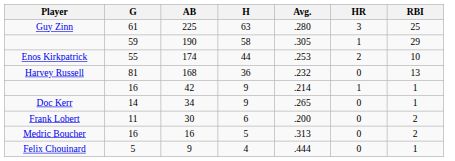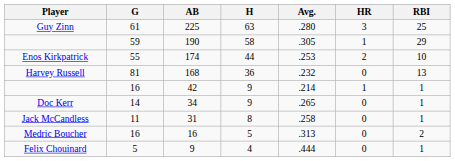+ row: (55, 118)
- row: (54, 118)
